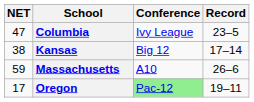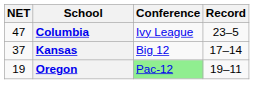(19, 50) 38 -> (19, 50) 37
- row: (78, 69)
(19, 87) 17 -> (19, 69) 19
